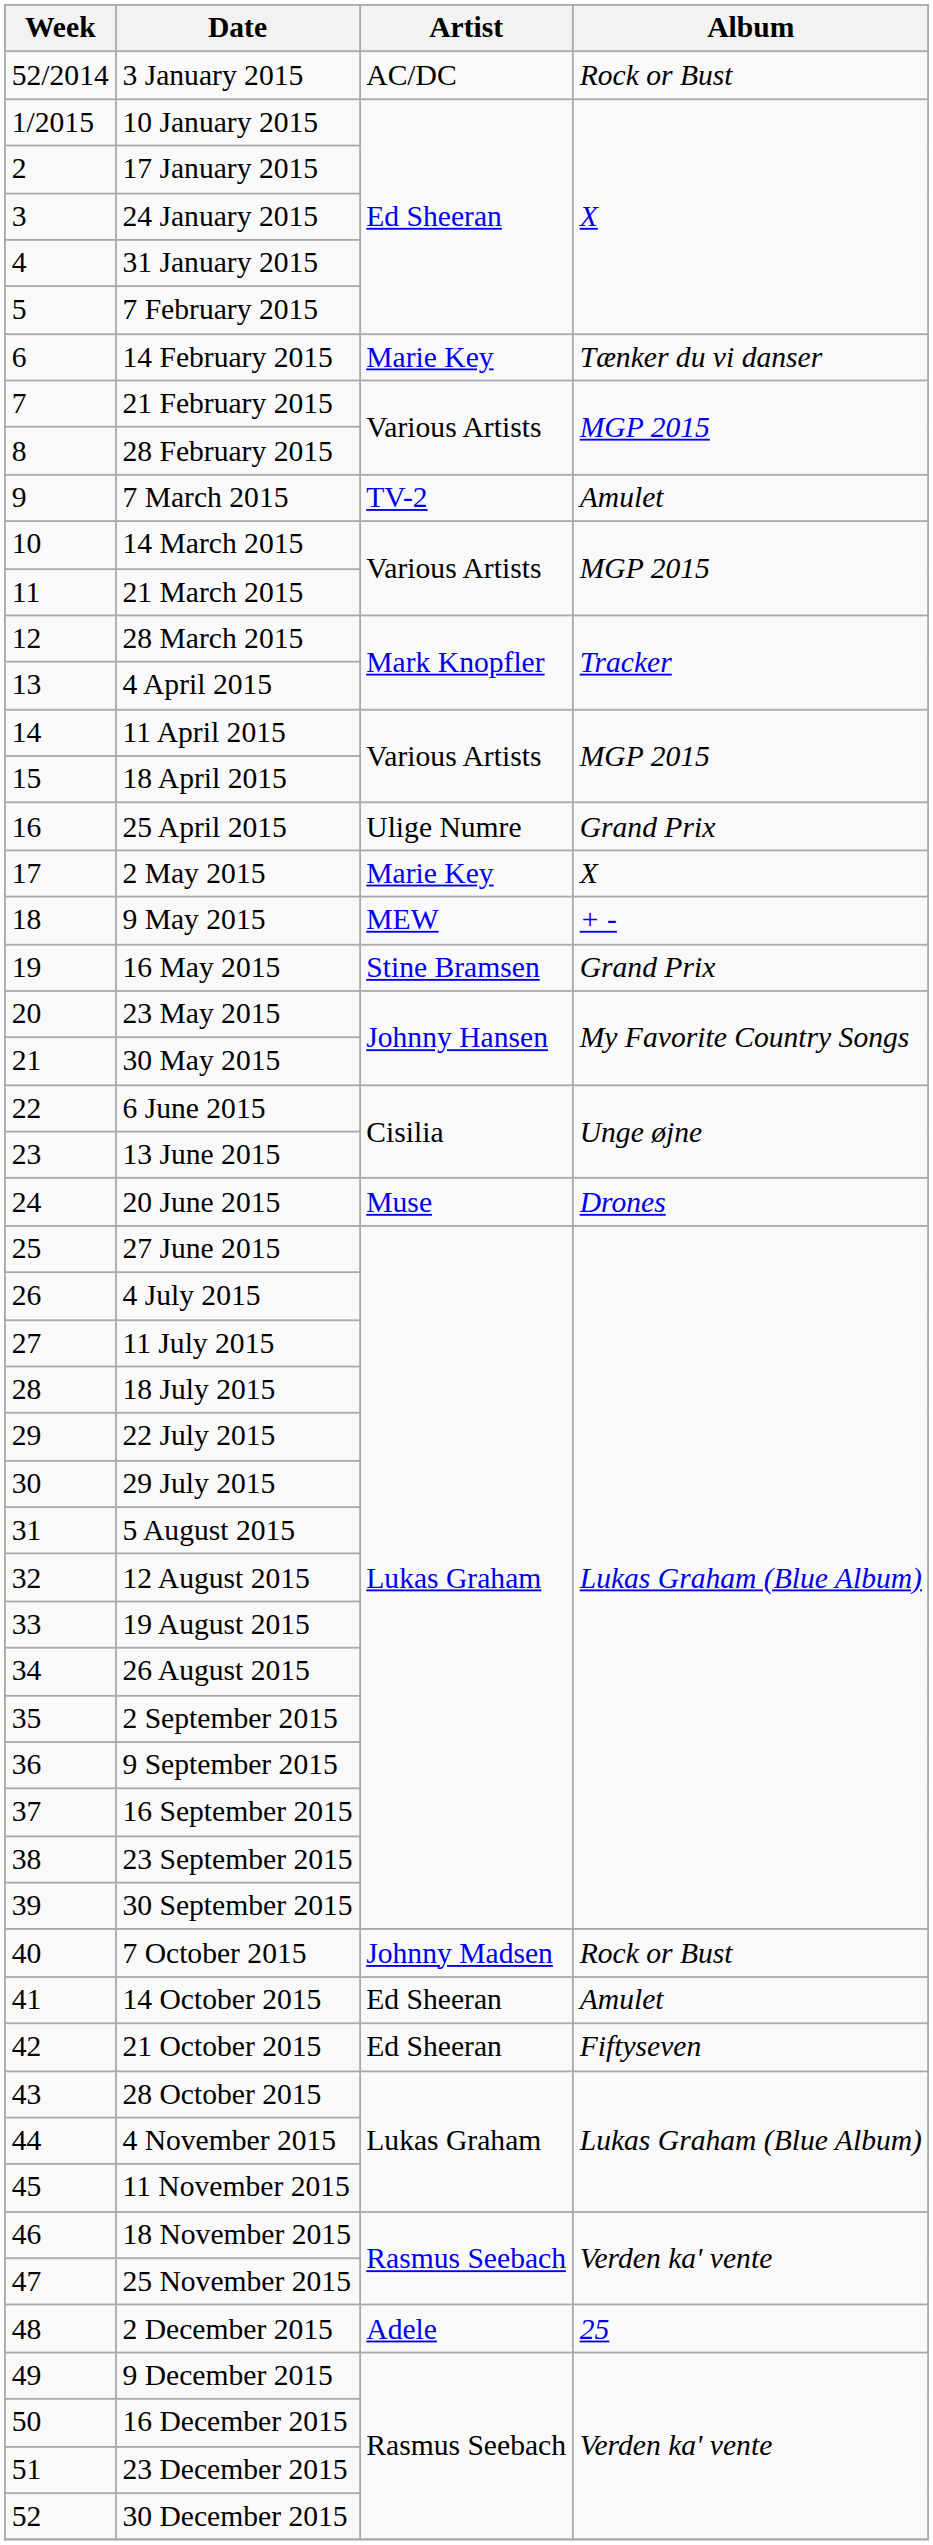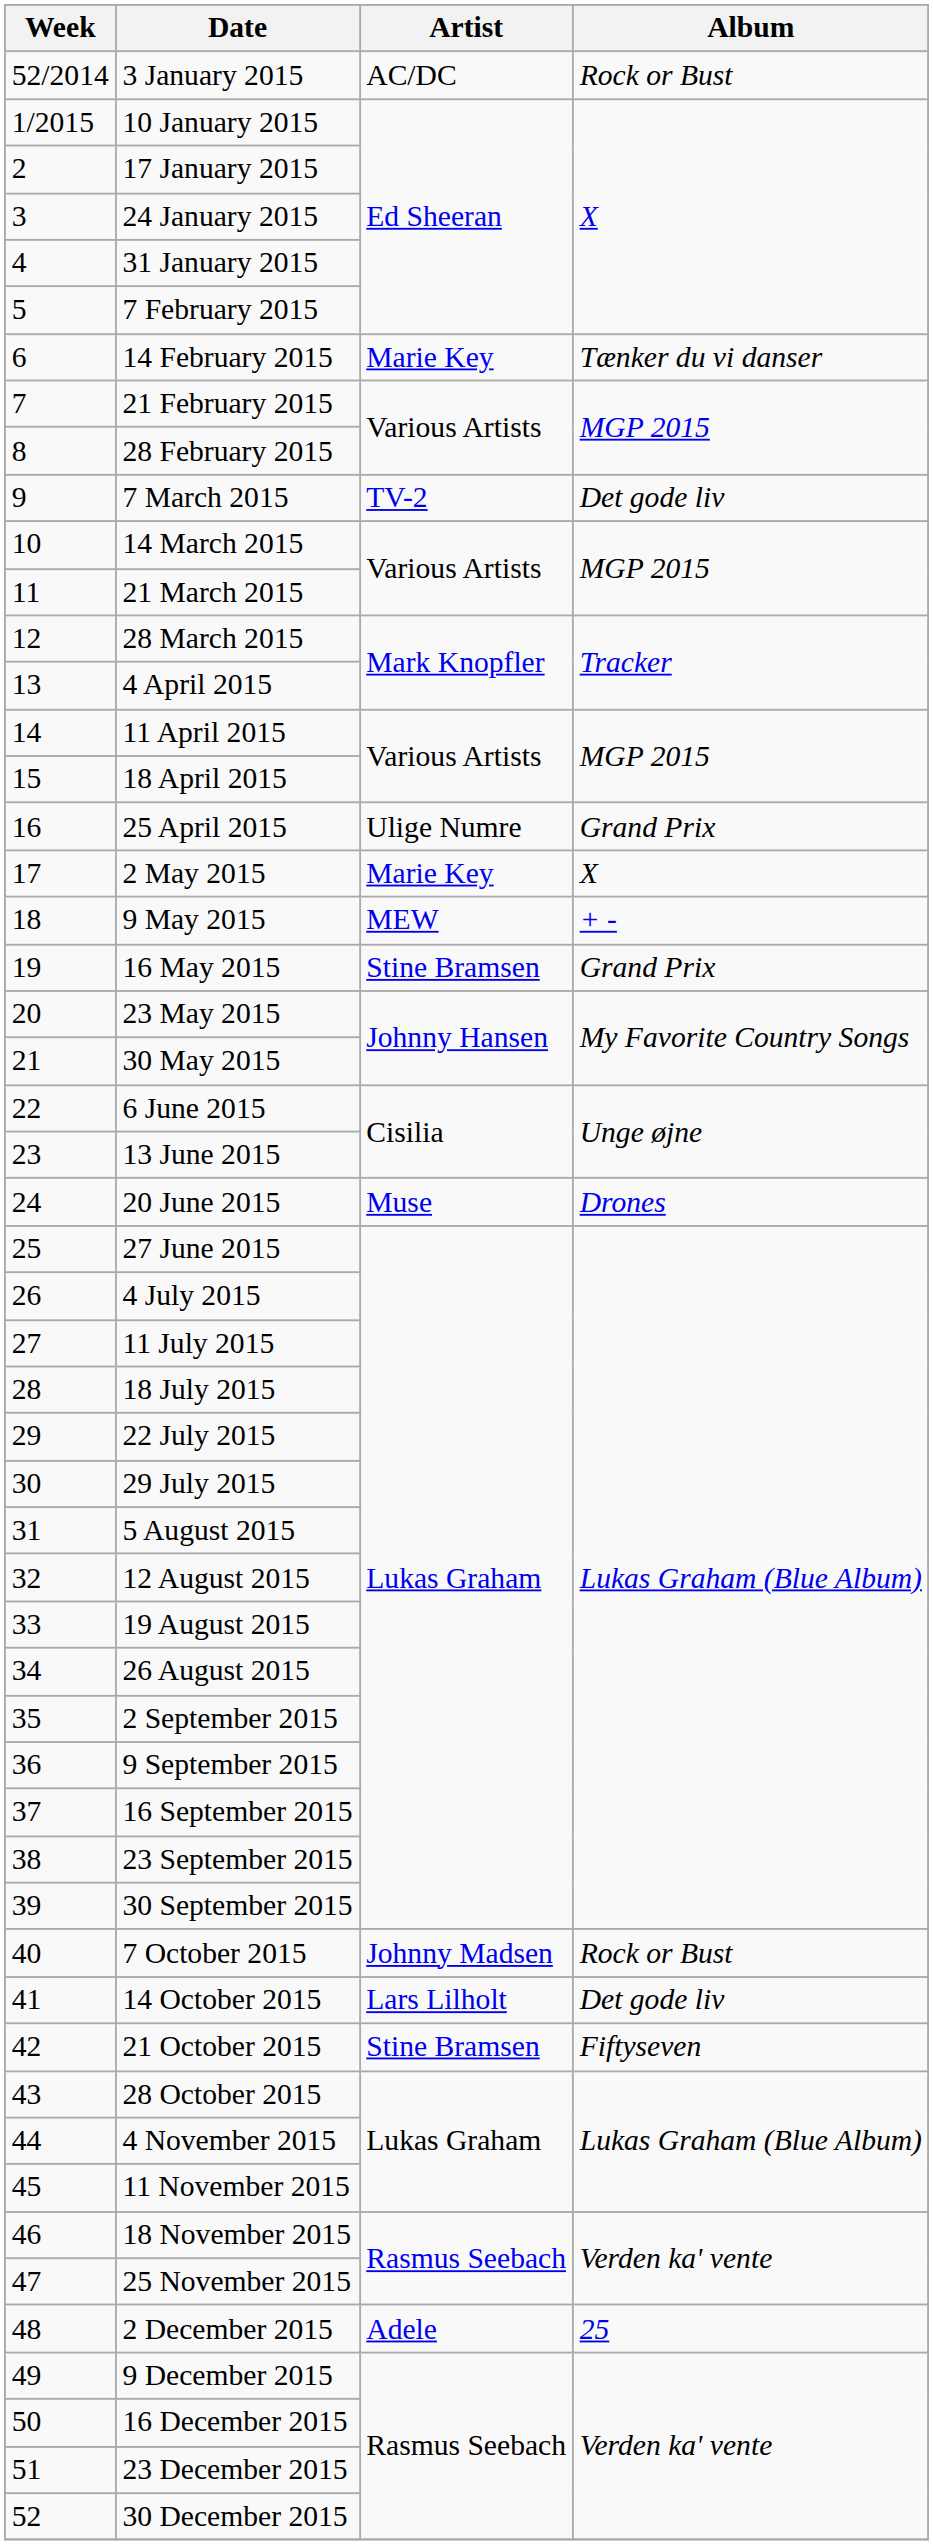(622, 497) Amulet -> (652, 497) Det gode liv
(434, 1999) Ed Sheeran -> (437, 1999) Lars Lilholt
(622, 1999) Amulet -> (652, 1999) Det gode liv
(434, 2046) Ed Sheeran -> (453, 2046) Stine Bramsen
